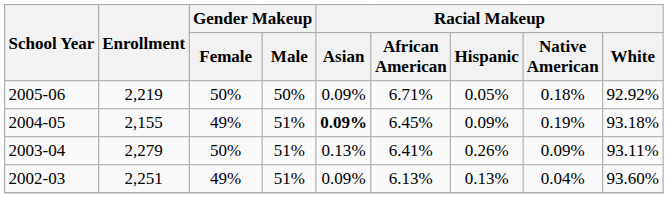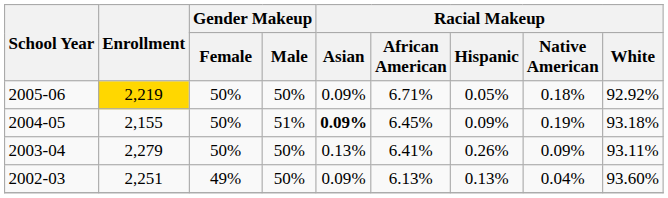(144, 95) no background -> (144, 95) gold background
(226, 123) 49% -> (226, 123) 50%
(289, 151) 51% -> (289, 151) 50%
(289, 179) 51% -> (289, 179) 50%
